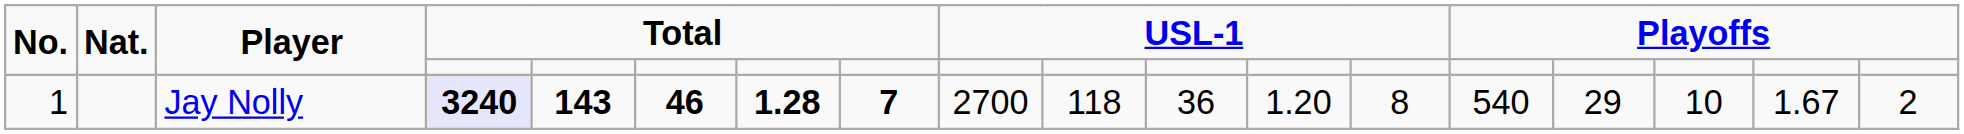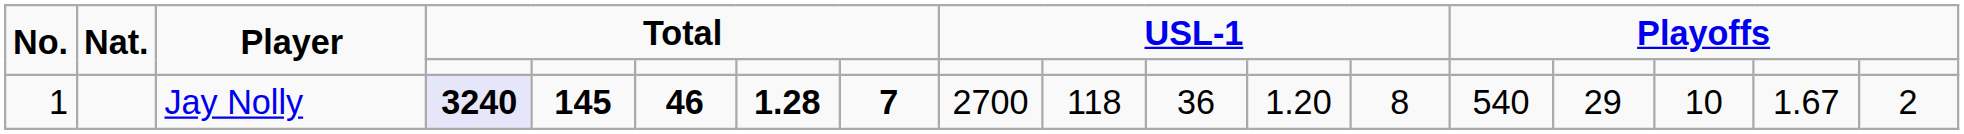(583, 102) 143 -> (583, 102) 145
